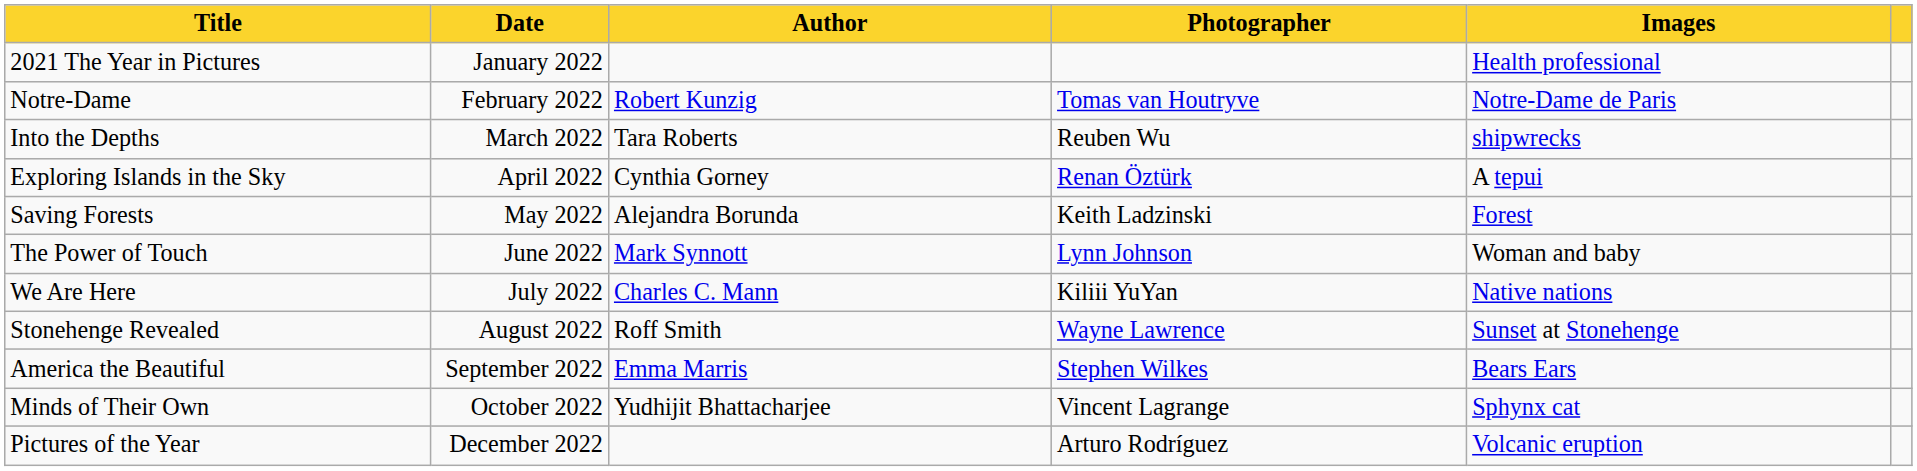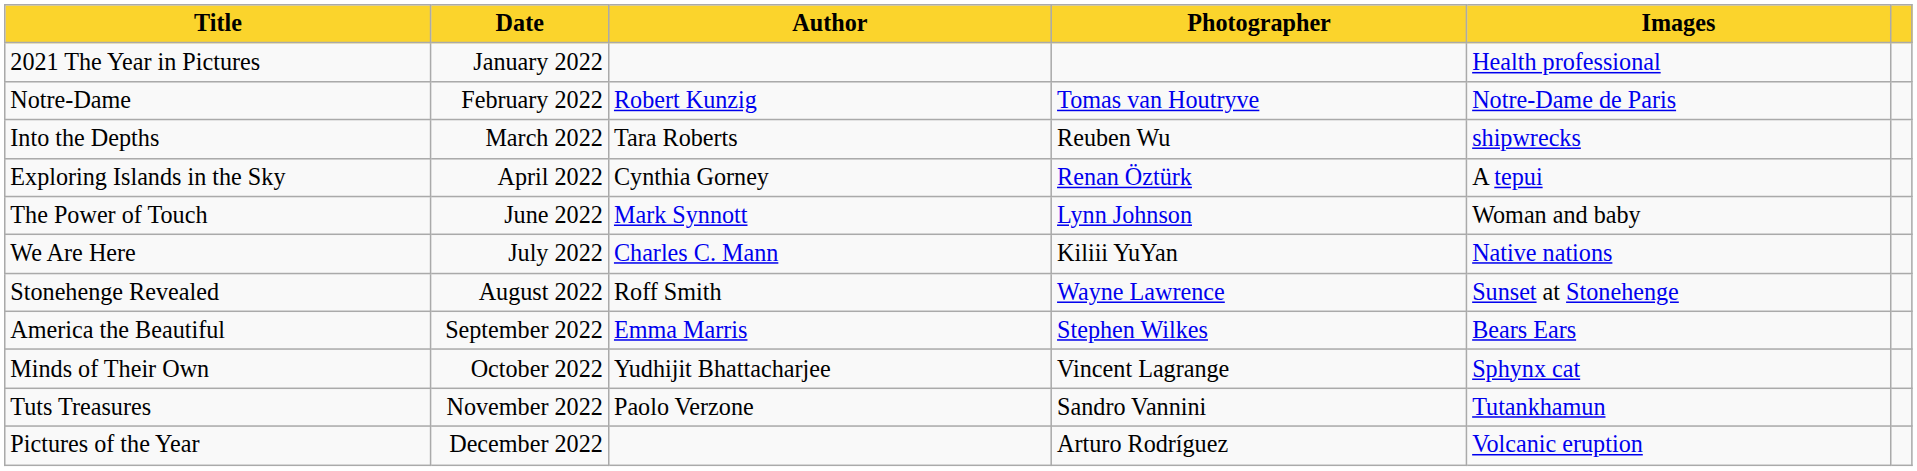- row: (82, 215)
+ row: (81, 406)
